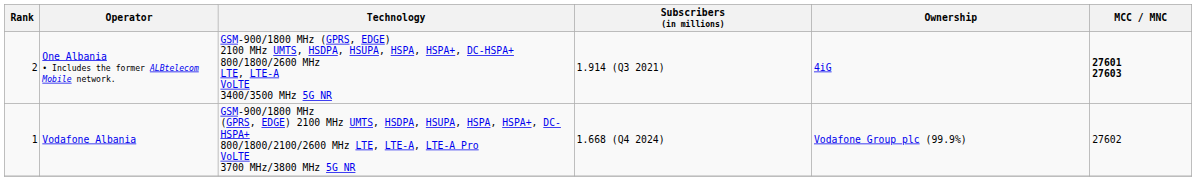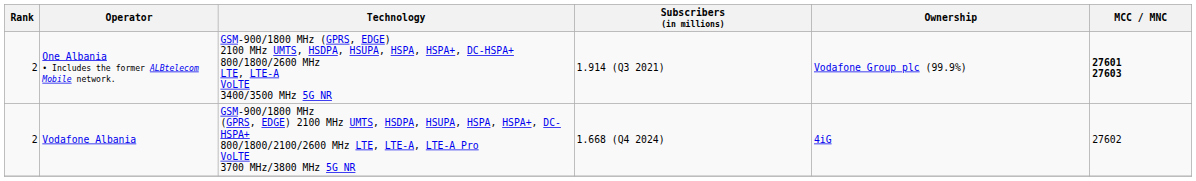(823, 68) 4iG -> (890, 68) Vodafone Group plc (99.9%)
(35, 140) 1 -> (35, 140) 2
(890, 140) Vodafone Group plc (99.9%) -> (823, 140) 4iG
